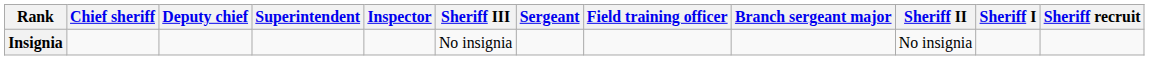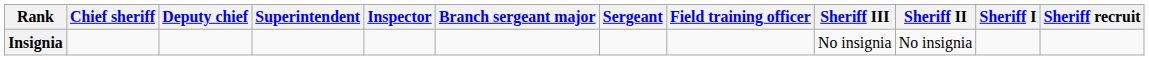columns swapped: (813, 17) <-> (476, 17)
